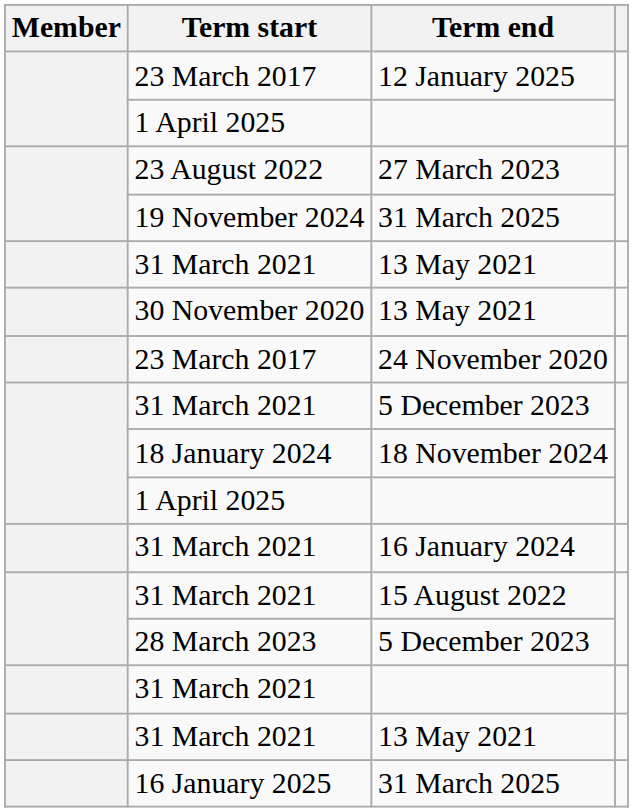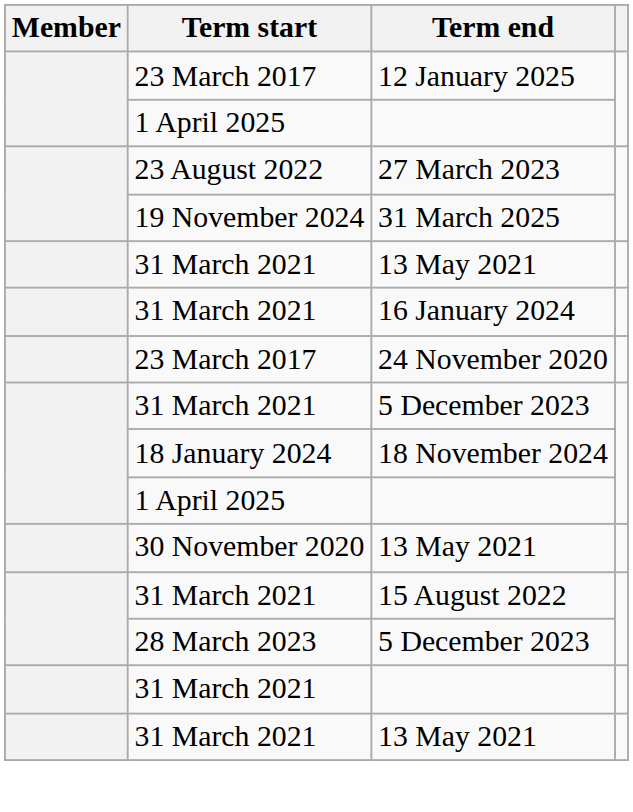rows swapped: (249, 311) <-> (225, 547)
- row: (233, 783)
